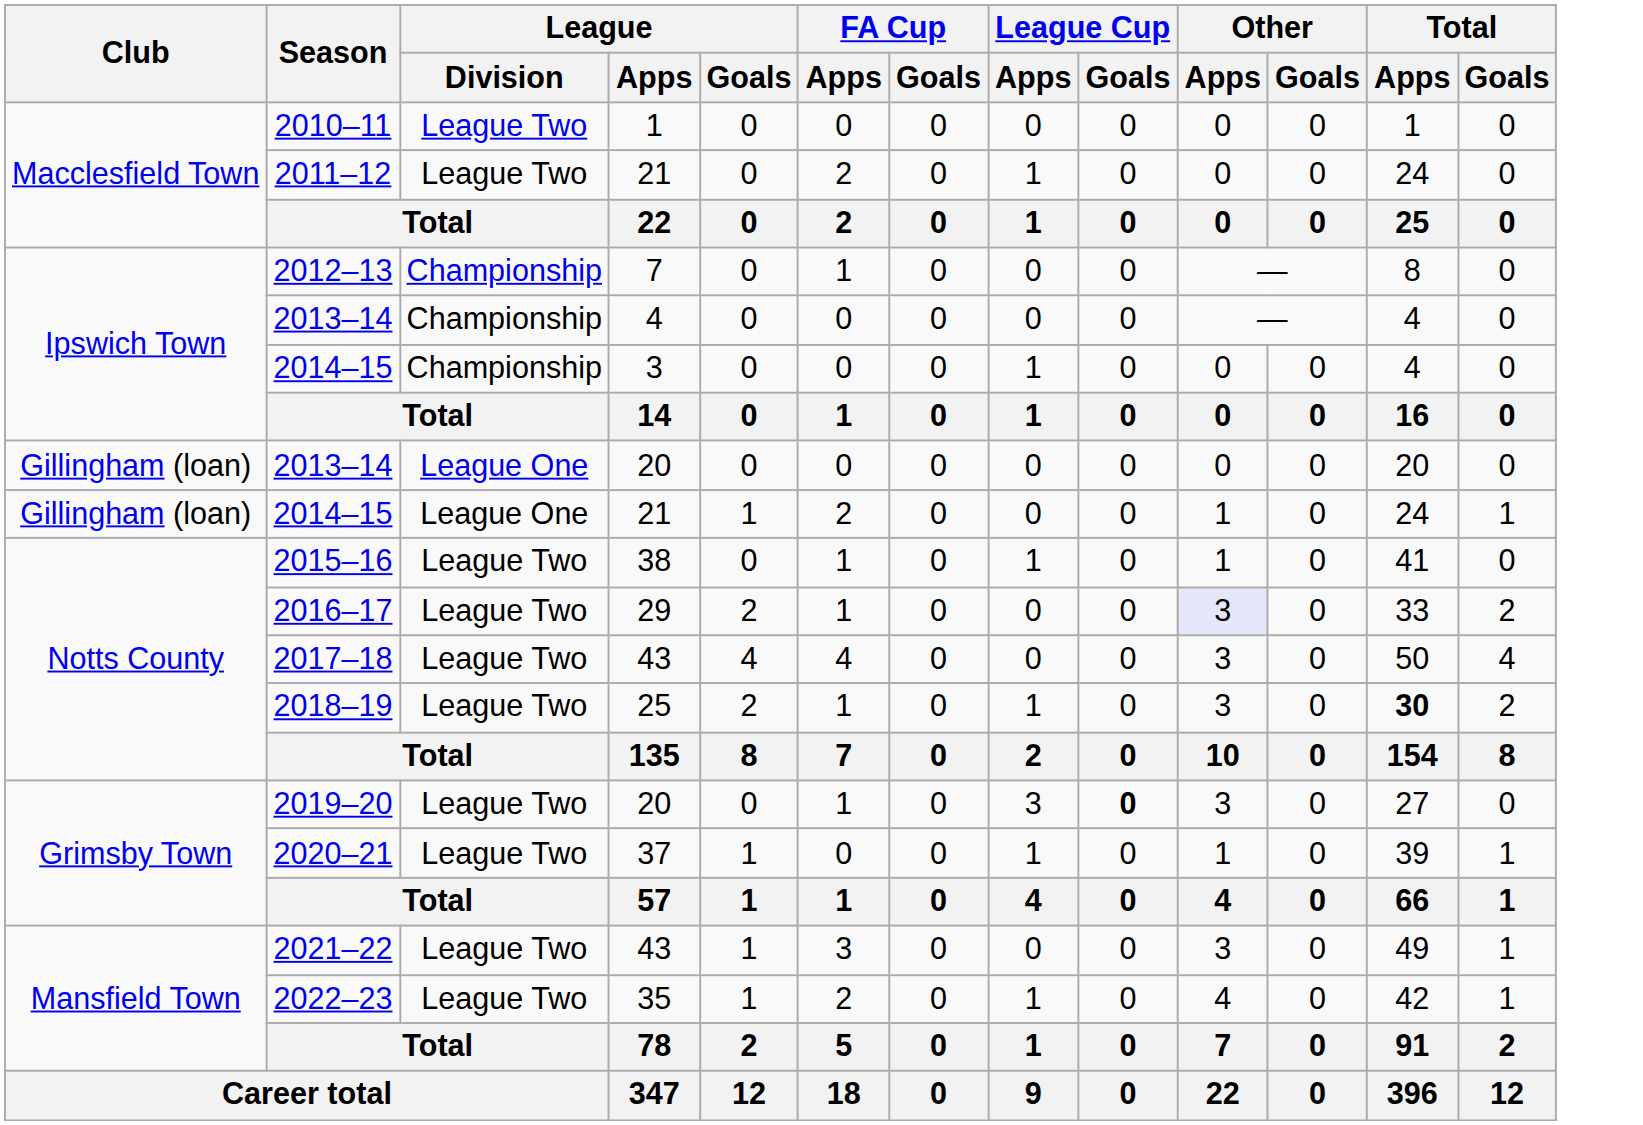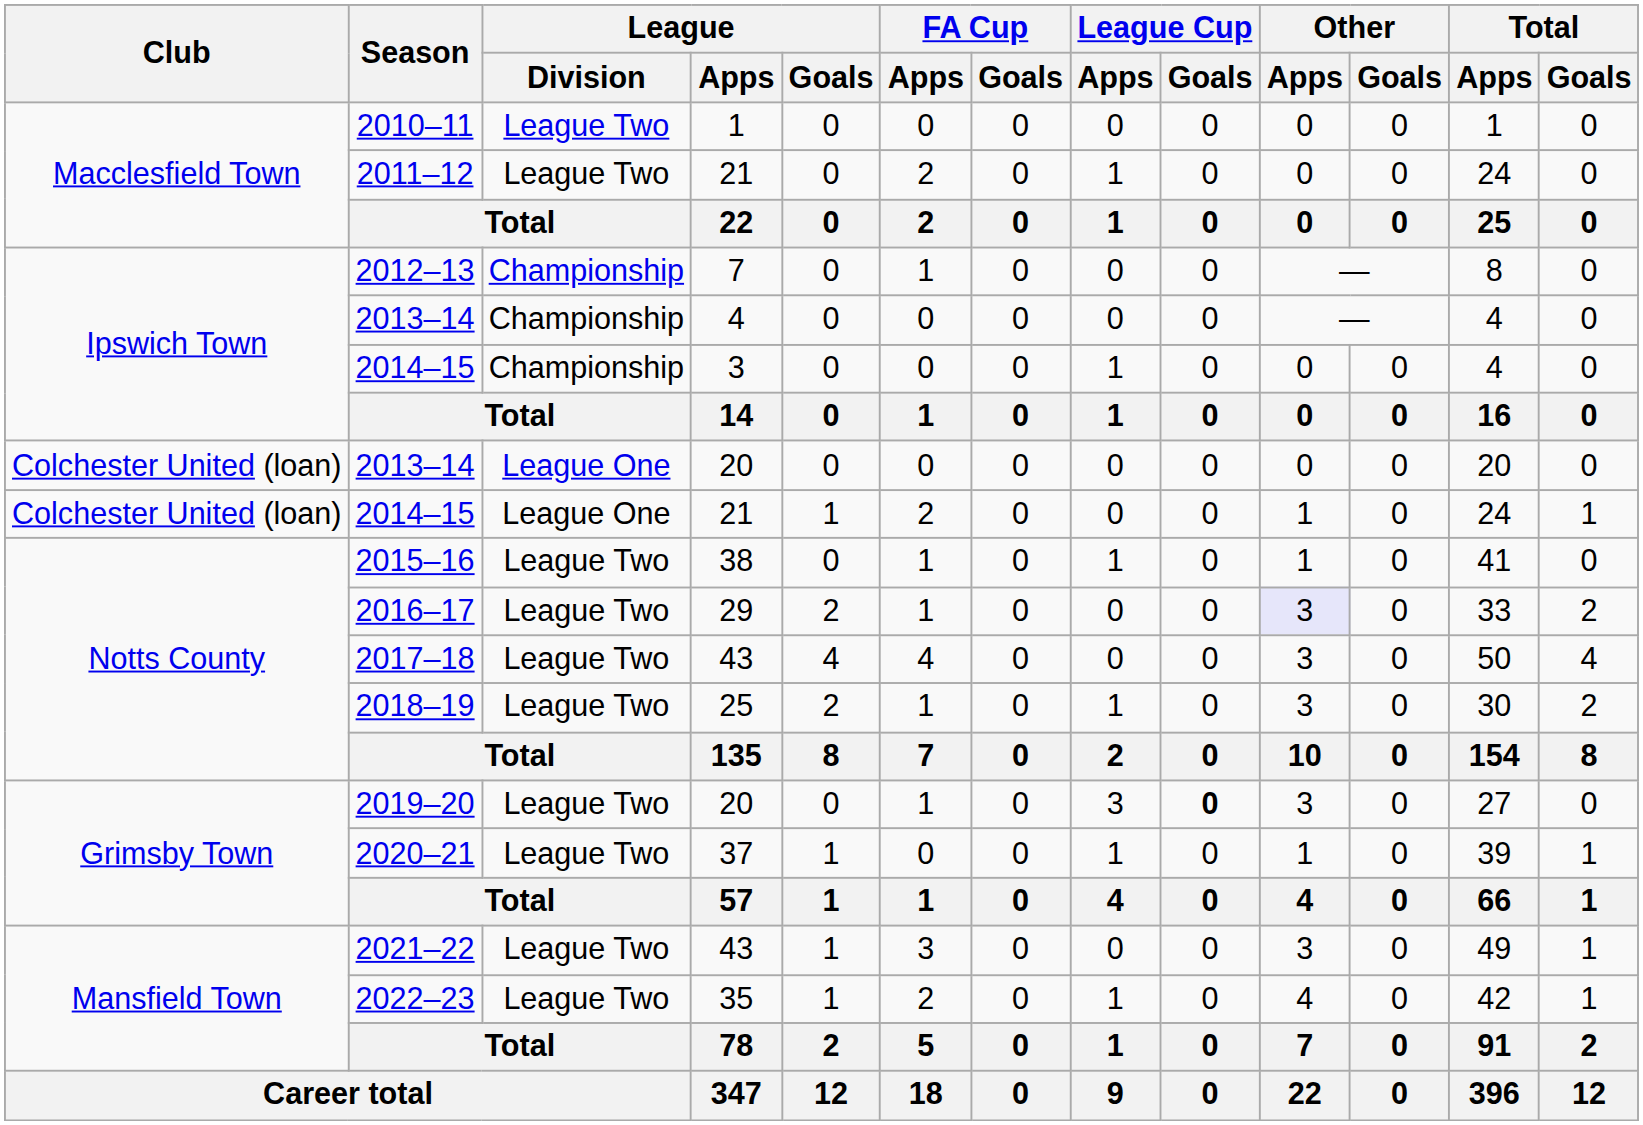(136, 464) Gillingham (loan) -> (177, 464) Colchester United (loan)
(136, 513) Gillingham (loan) -> (177, 513) Colchester United (loan)
(1412, 707) bold -> (1494, 707) normal
